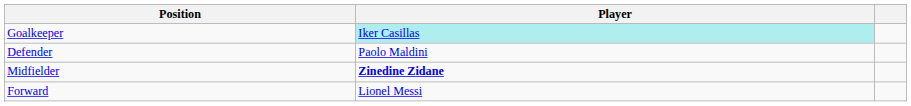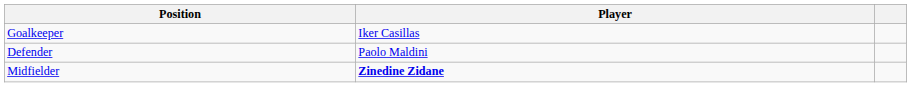(389, 33) paleturquoise background -> (389, 33) no background
- row: (28, 91)
